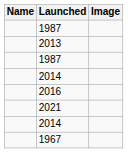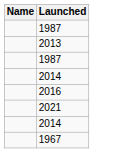- column: (106, 12)
